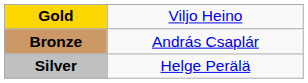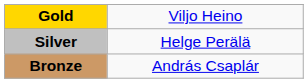rows swapped: (56, 66) <-> (56, 41)
